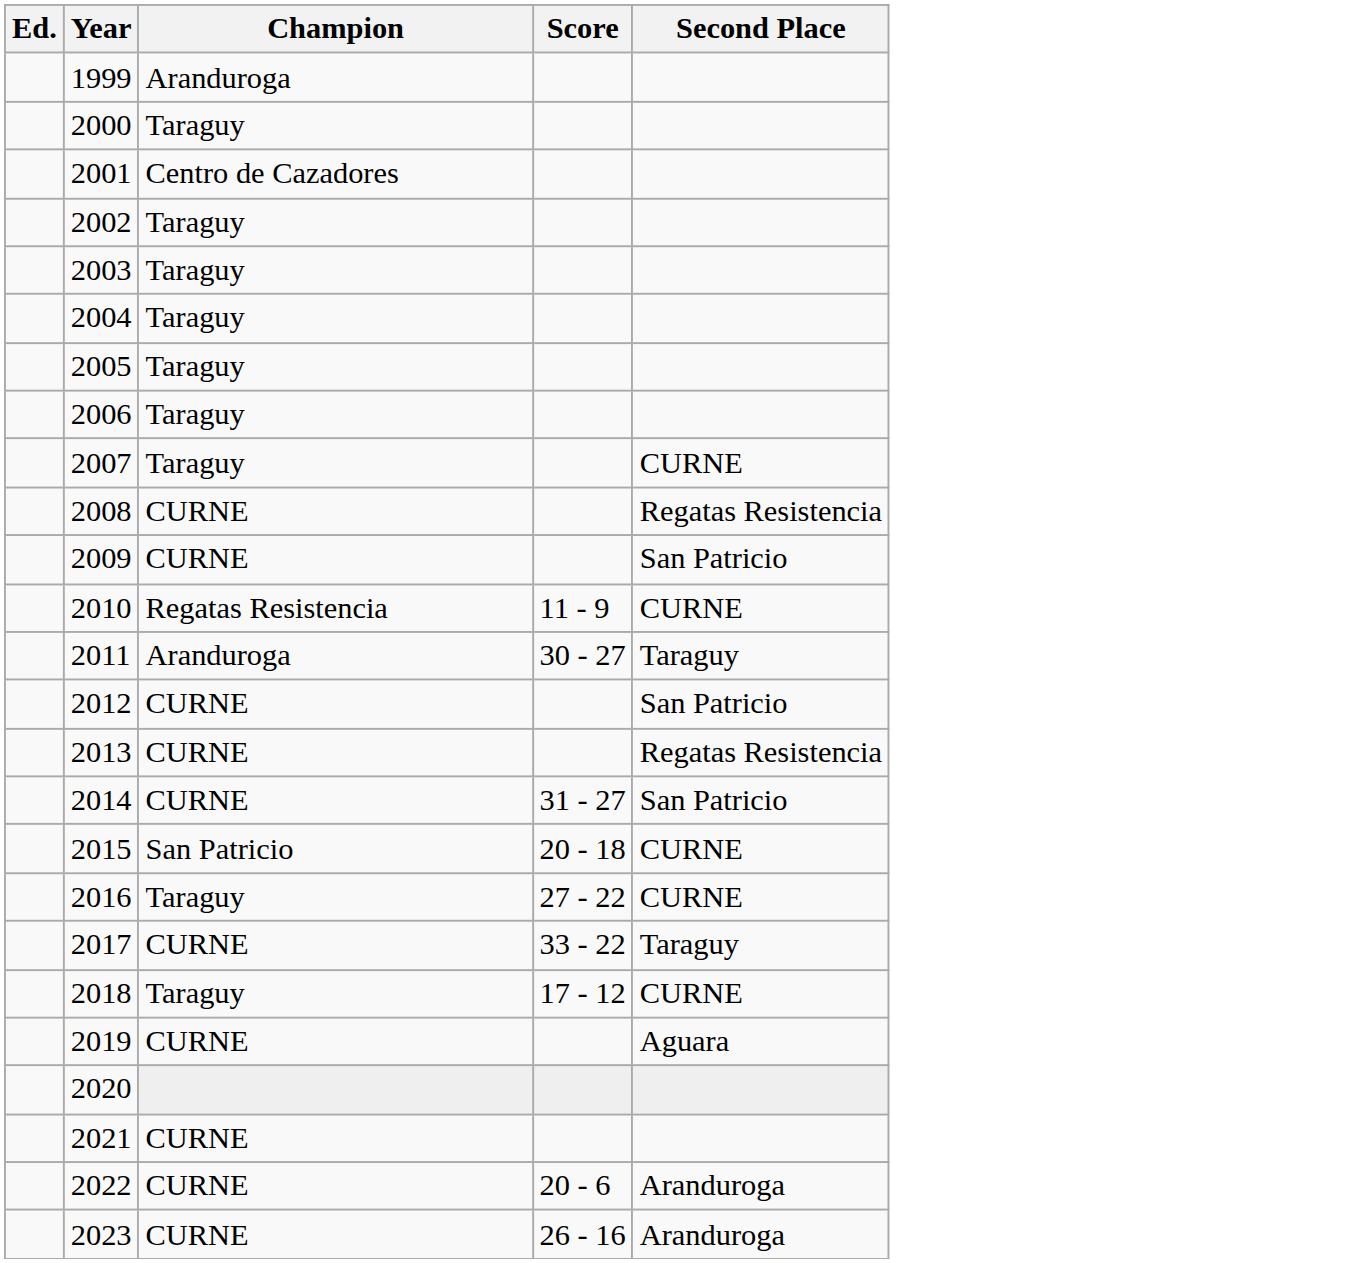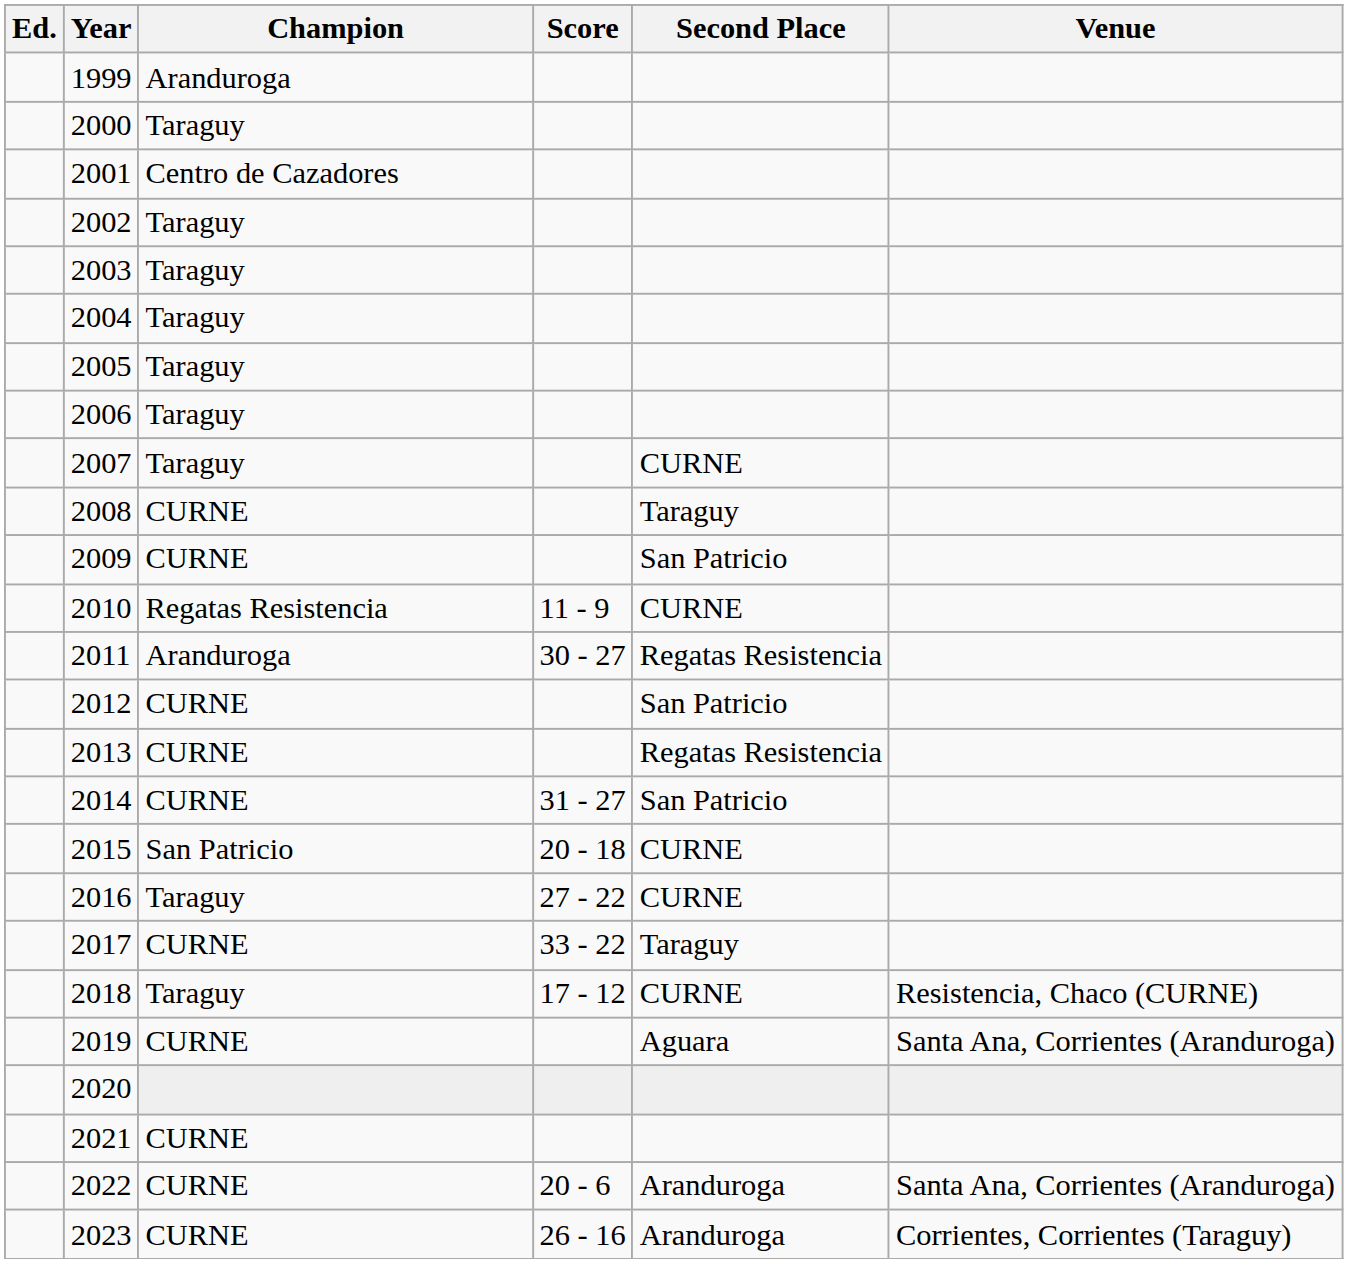+ column: (1115, 28)
(761, 510) Regatas Resistencia -> (689, 510) Taraguy
(689, 655) Taraguy -> (761, 655) Regatas Resistencia
